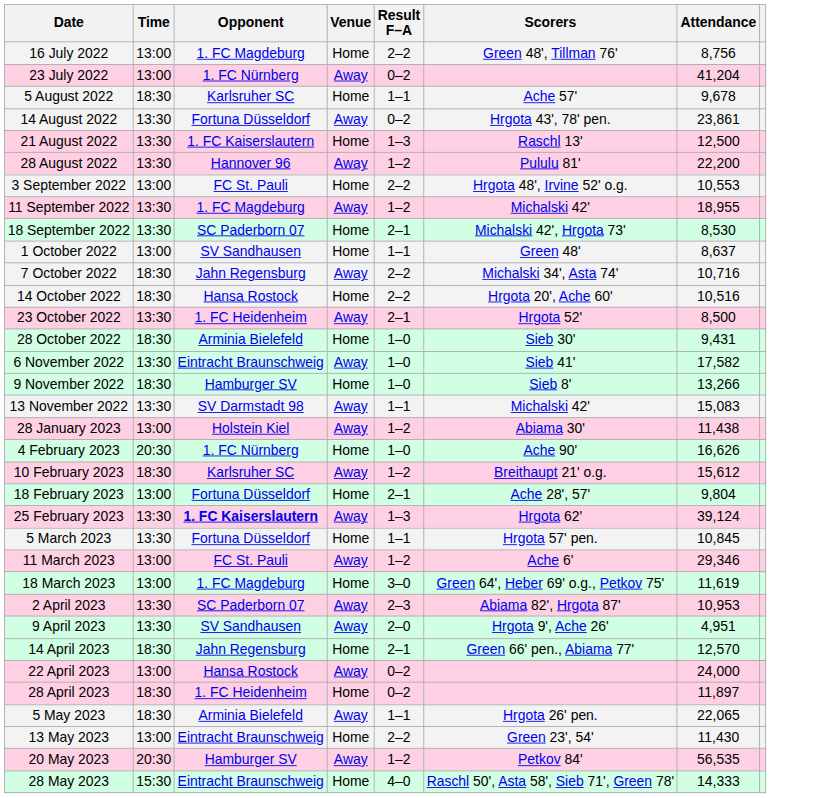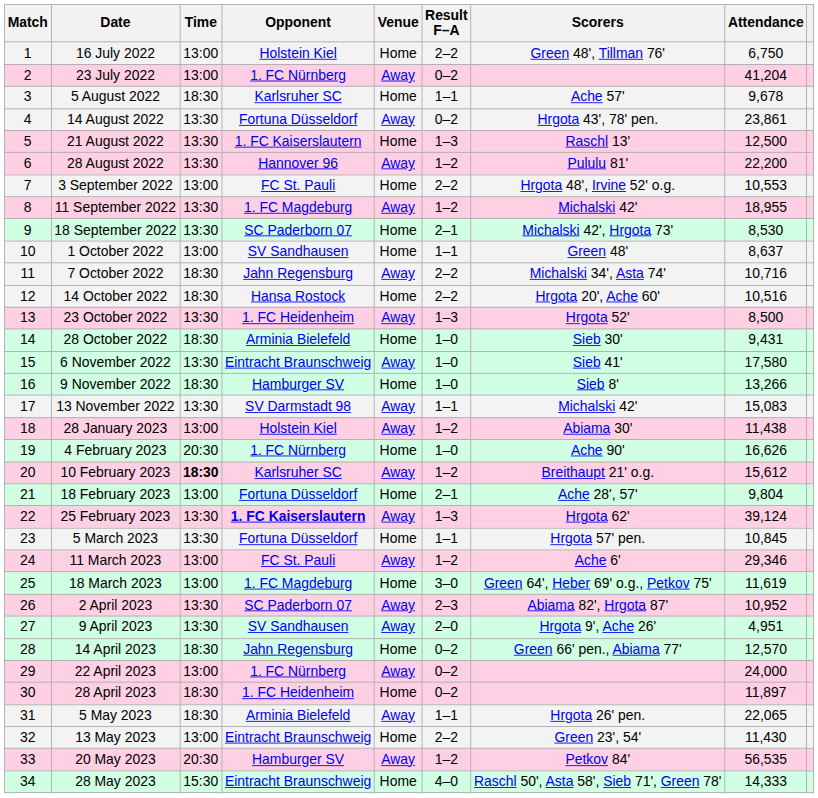+ column: (28, 23)
(251, 53) 1. FC Magdeburg -> (298, 53) Holstein Kiel
(718, 53) 8,756 -> (766, 53) 6,750
(399, 318) 2–1 -> (446, 318) 1–3
(718, 362) 17,582 -> (766, 362) 17,580
(154, 472) normal -> (201, 472) bold
(718, 605) 10,953 -> (766, 605) 10,952
(399, 649) 2–1 -> (446, 649) 0–2
(251, 671) Hansa Rostock -> (298, 671) 1. FC Nürnberg
